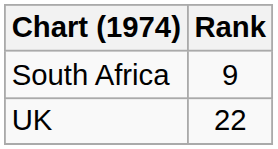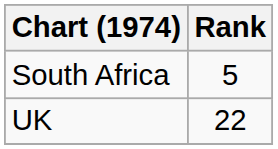(230, 74) 9 -> (230, 74) 5
